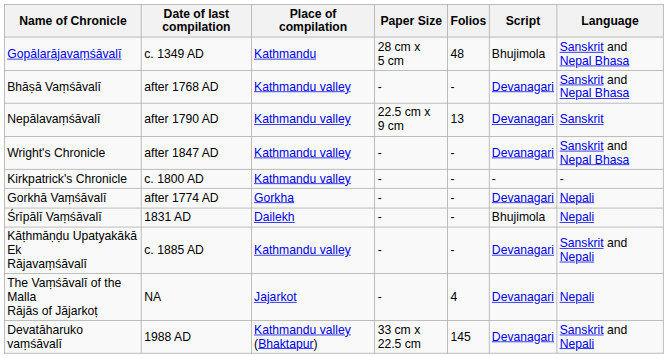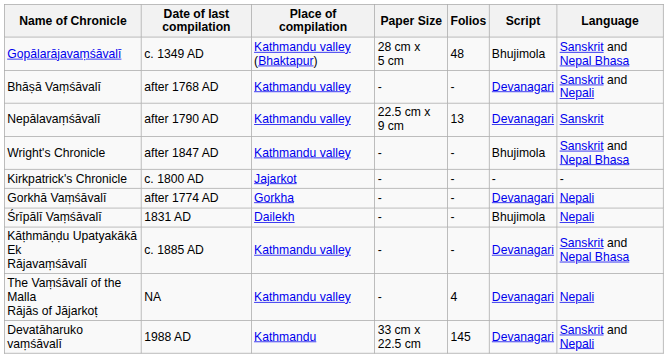(285, 53) Kathmandu -> (302, 53) Kathmandu valley (Bhaktapur)
(594, 86) Sanskrit and Nepal Bhasa -> (593, 86) Sanskrit and Nepali
(523, 152) Devanagari -> (519, 152) Bhujimola
(302, 178) Kathmandu valley -> (275, 178) Jajarkot
(593, 250) Sanskrit and Nepali -> (594, 250) Sanskrit and Nepal Bhasa
(275, 297) Jajarkot -> (302, 297) Kathmandu valley
(302, 336) Kathmandu valley (Bhaktapur) -> (285, 336) Kathmandu
